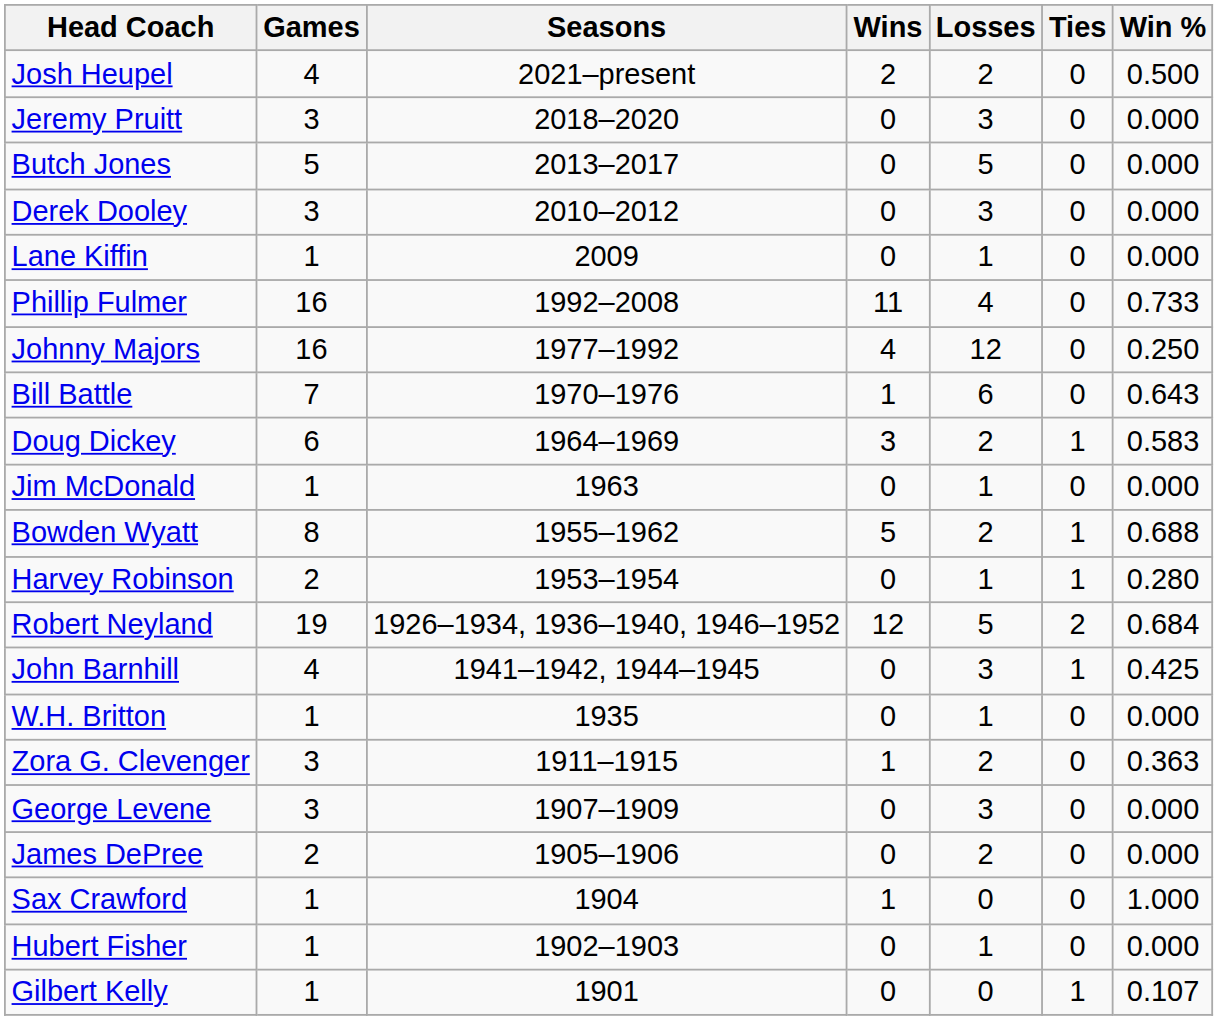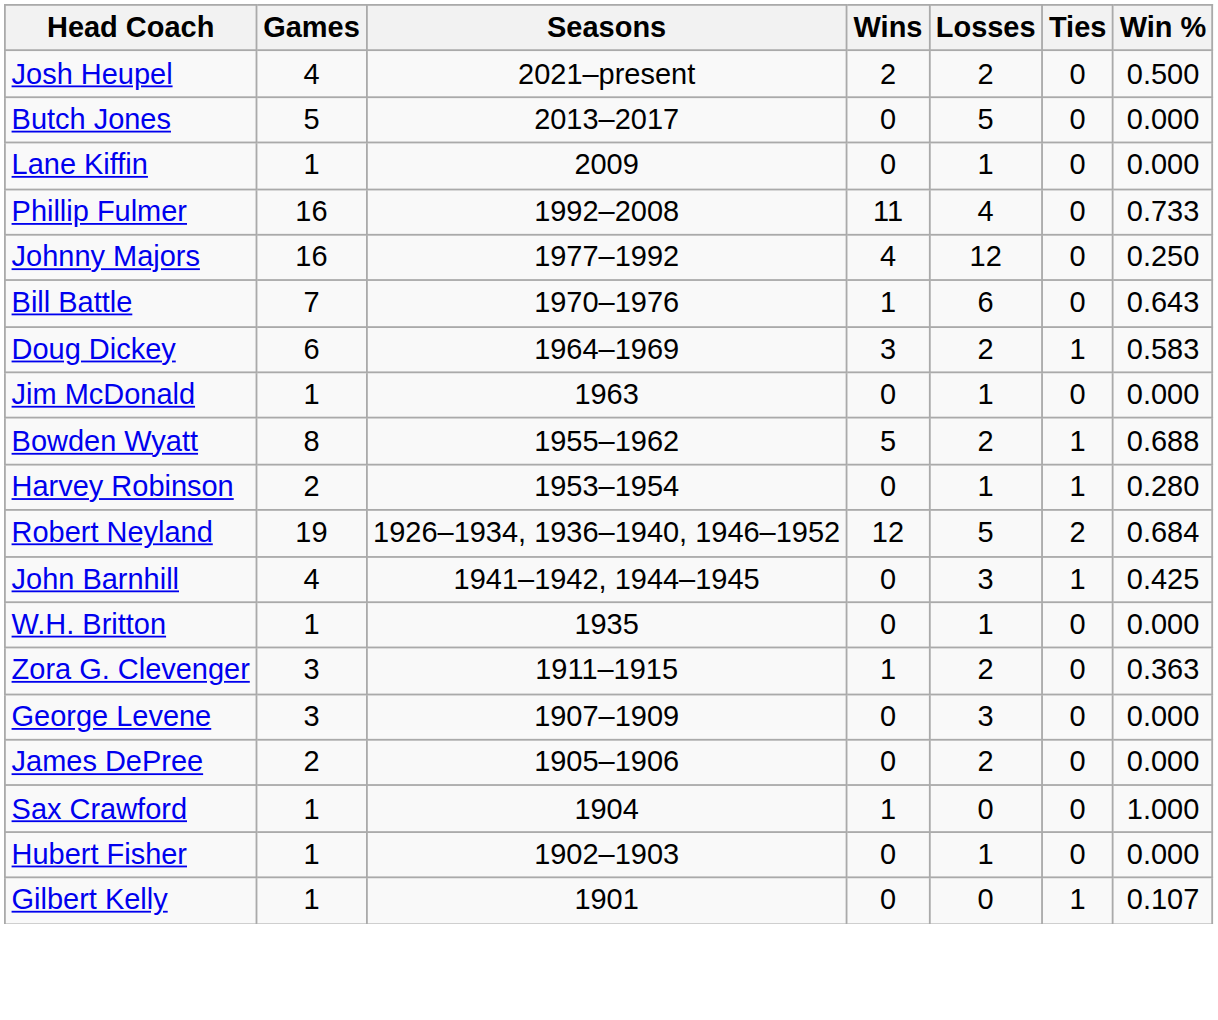- row: (97, 119)
- row: (99, 211)
